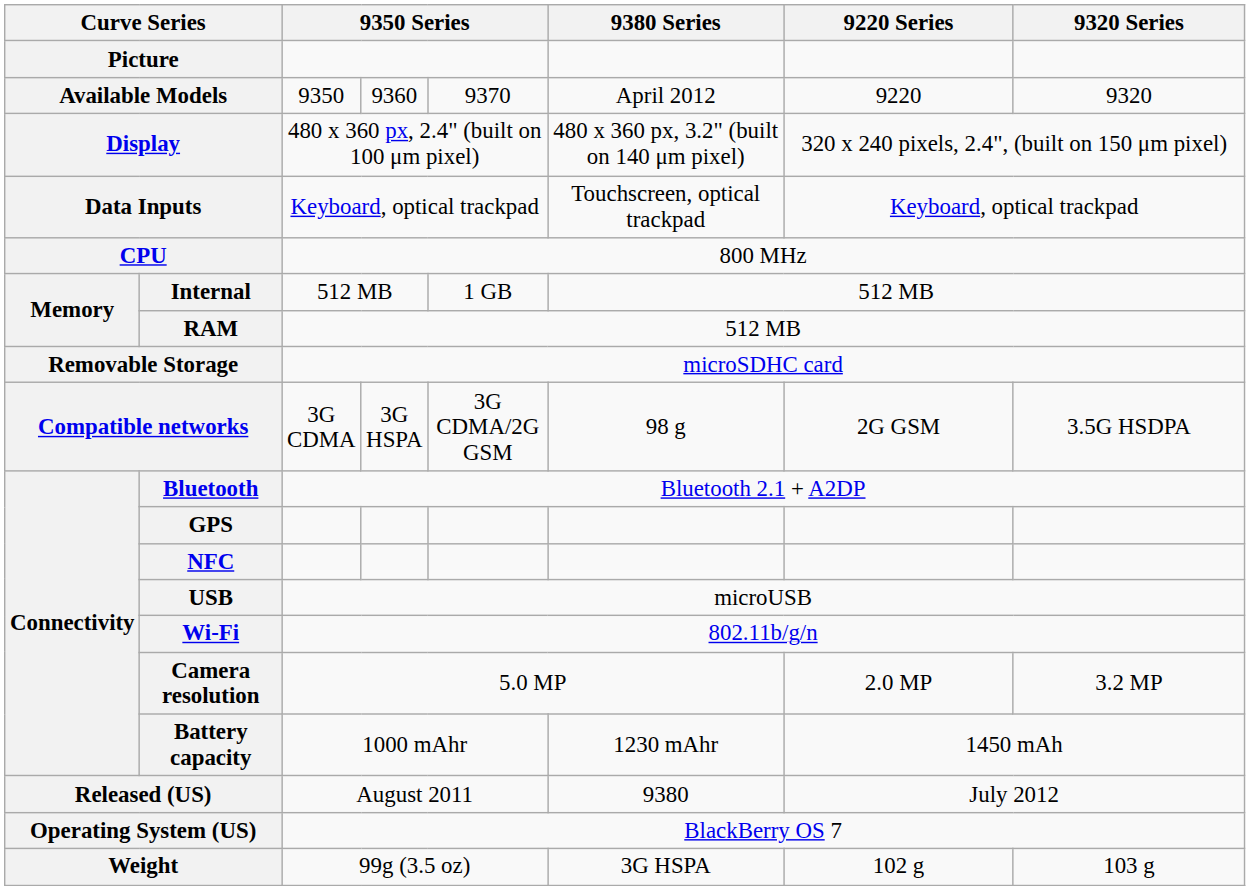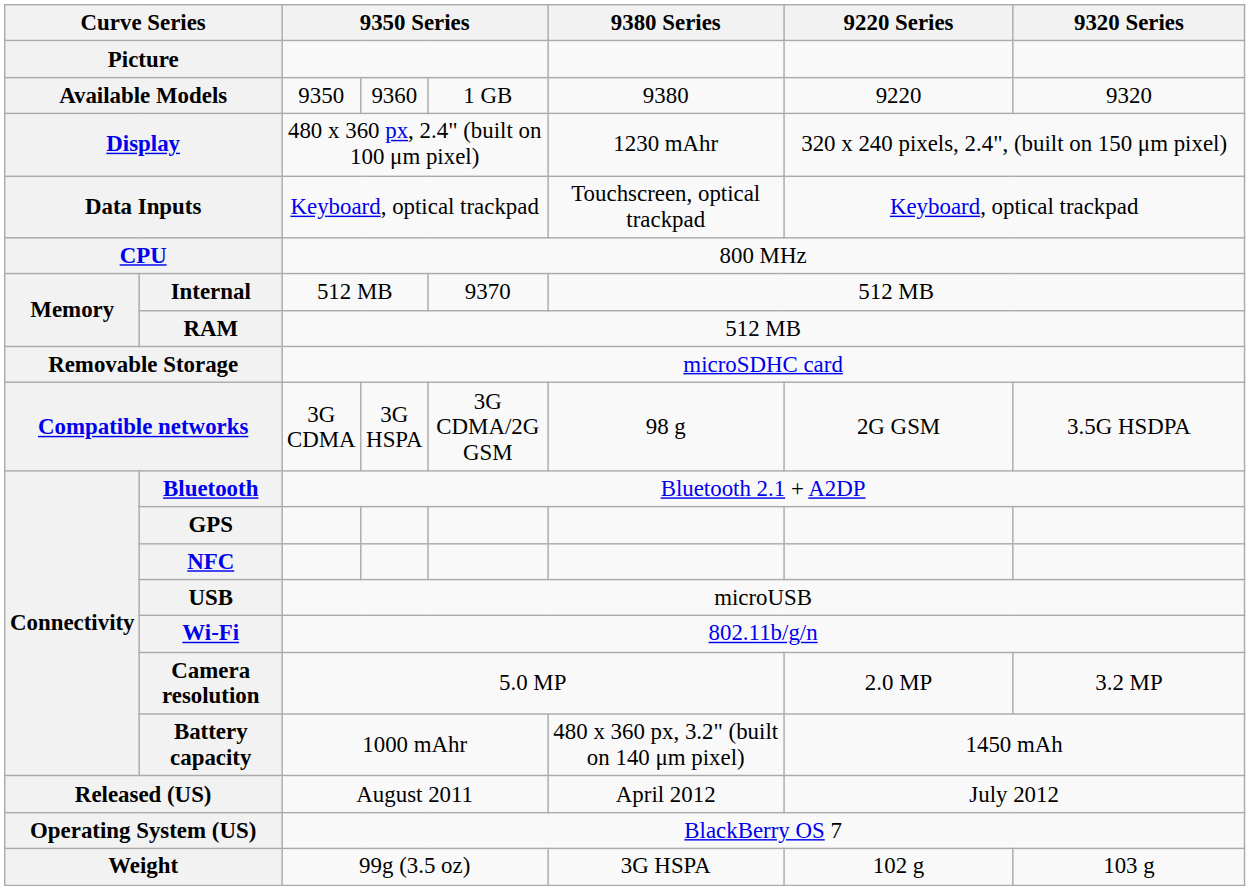(488, 95) 9370 -> (488, 95) 1 GB
(666, 95) April 2012 -> (666, 95) 9380
(666, 144) 480 x 360 px, 3.2" (built on 140 μm pixel) -> (666, 144) 1230 mAhr
(488, 291) 1 GB -> (488, 291) 9370
(666, 744) 1230 mAhr -> (666, 744) 480 x 360 px, 3.2" (built on 140 μm pixel)
(666, 793) 9380 -> (666, 793) April 2012
